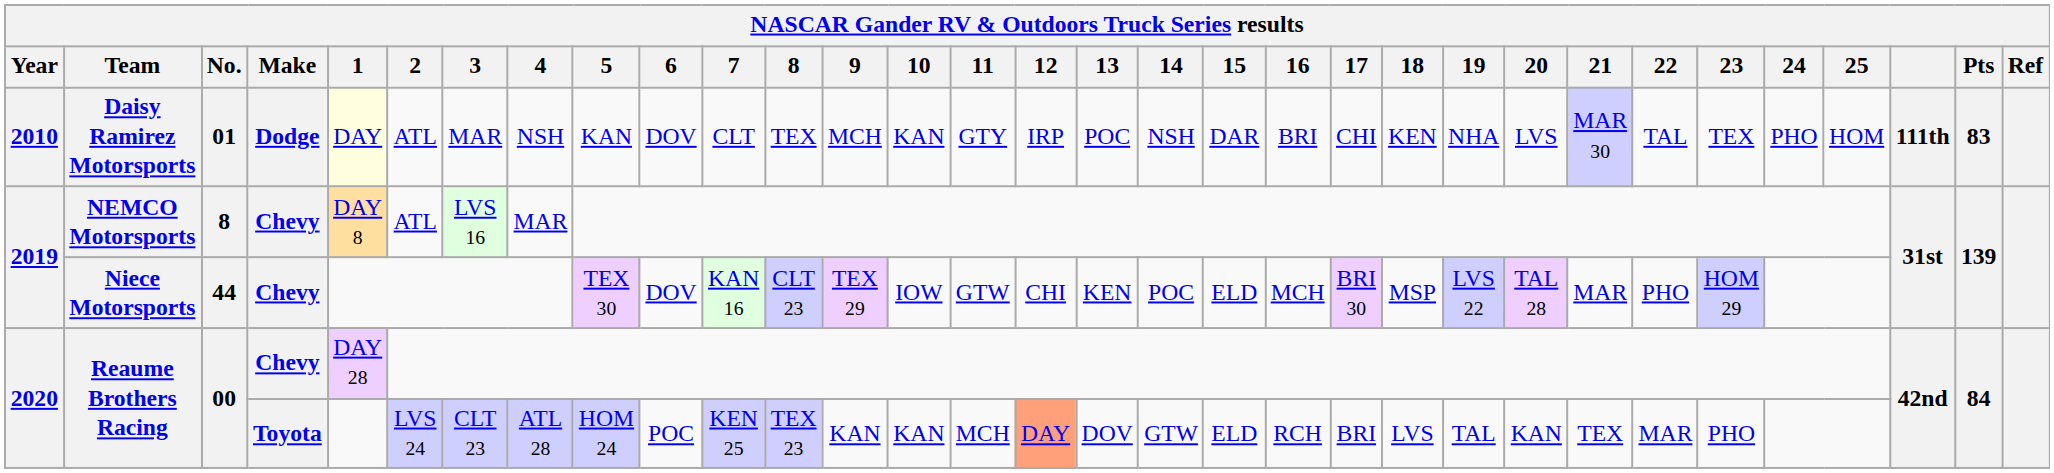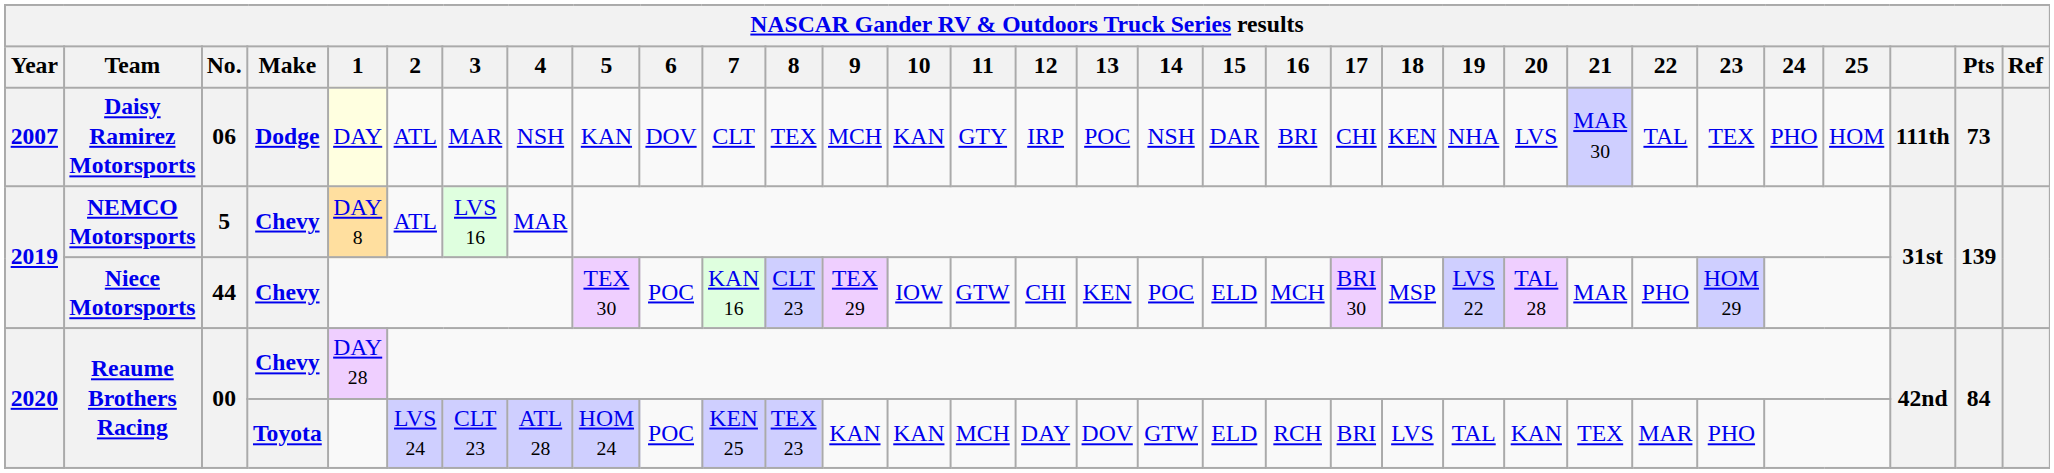(34, 136) 2010 -> (34, 136) 2007
(224, 136) 01 -> (224, 136) 06
(1979, 136) 83 -> (1979, 136) 73
(224, 221) 8 -> (224, 221) 5
(671, 292) DOV -> (671, 292) POC
(1046, 433) lightsalmon background -> (1046, 433) no background
